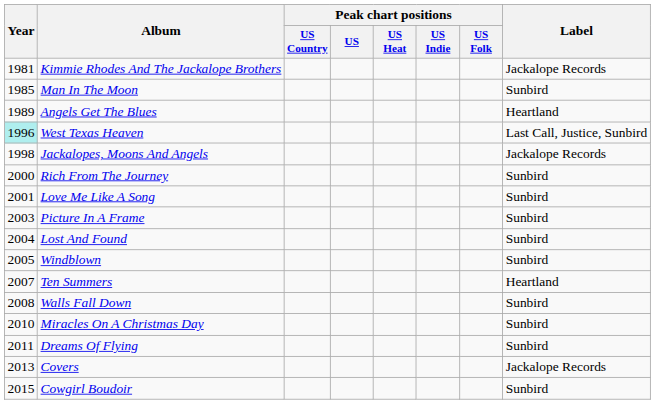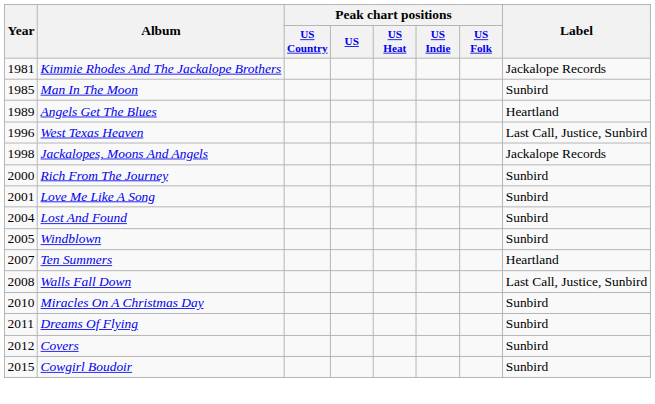(21, 132) paleturquoise background -> (21, 132) no background
- row: (93, 217)
(527, 303) Sunbird -> (576, 281) Last Call, Justice, Sunbird
(21, 367) 2013 -> (21, 345) 2012
(556, 367) Jackalope Records -> (527, 345) Sunbird
